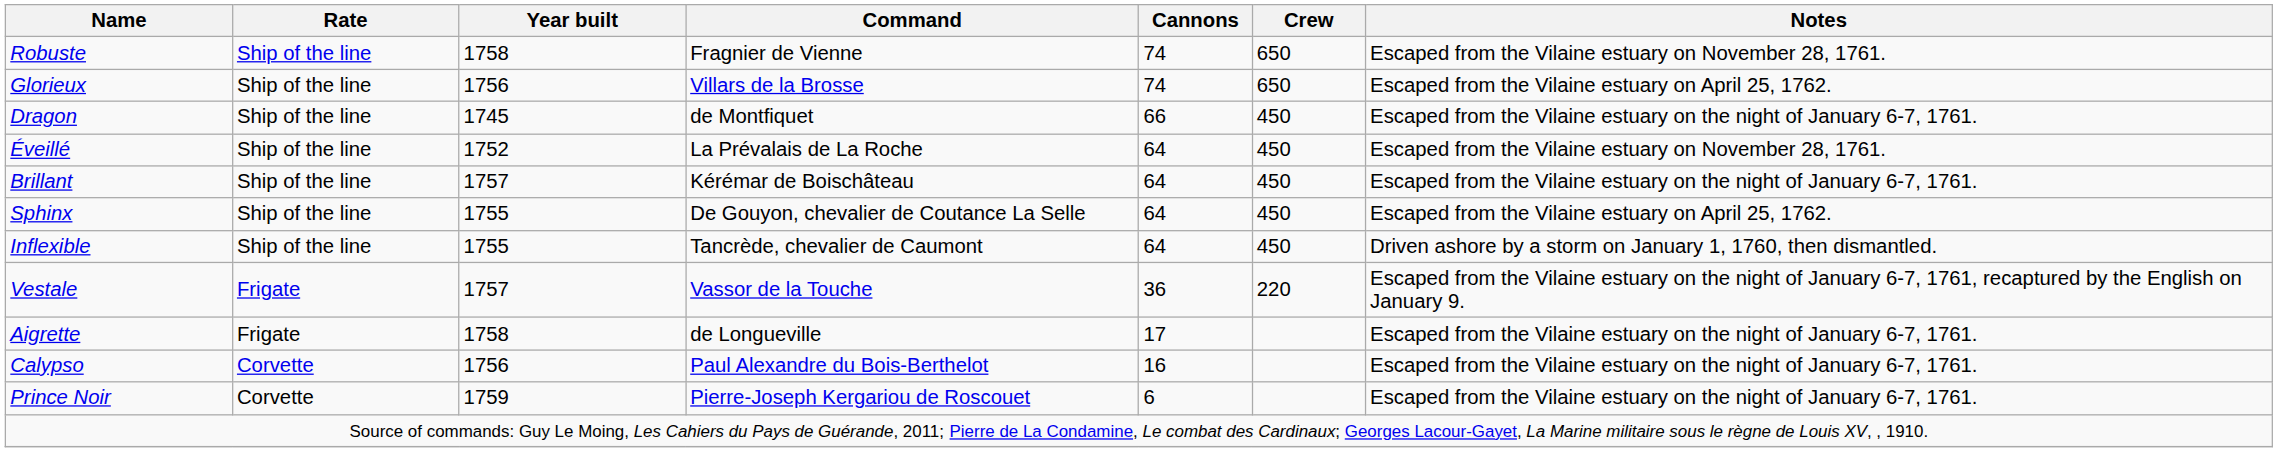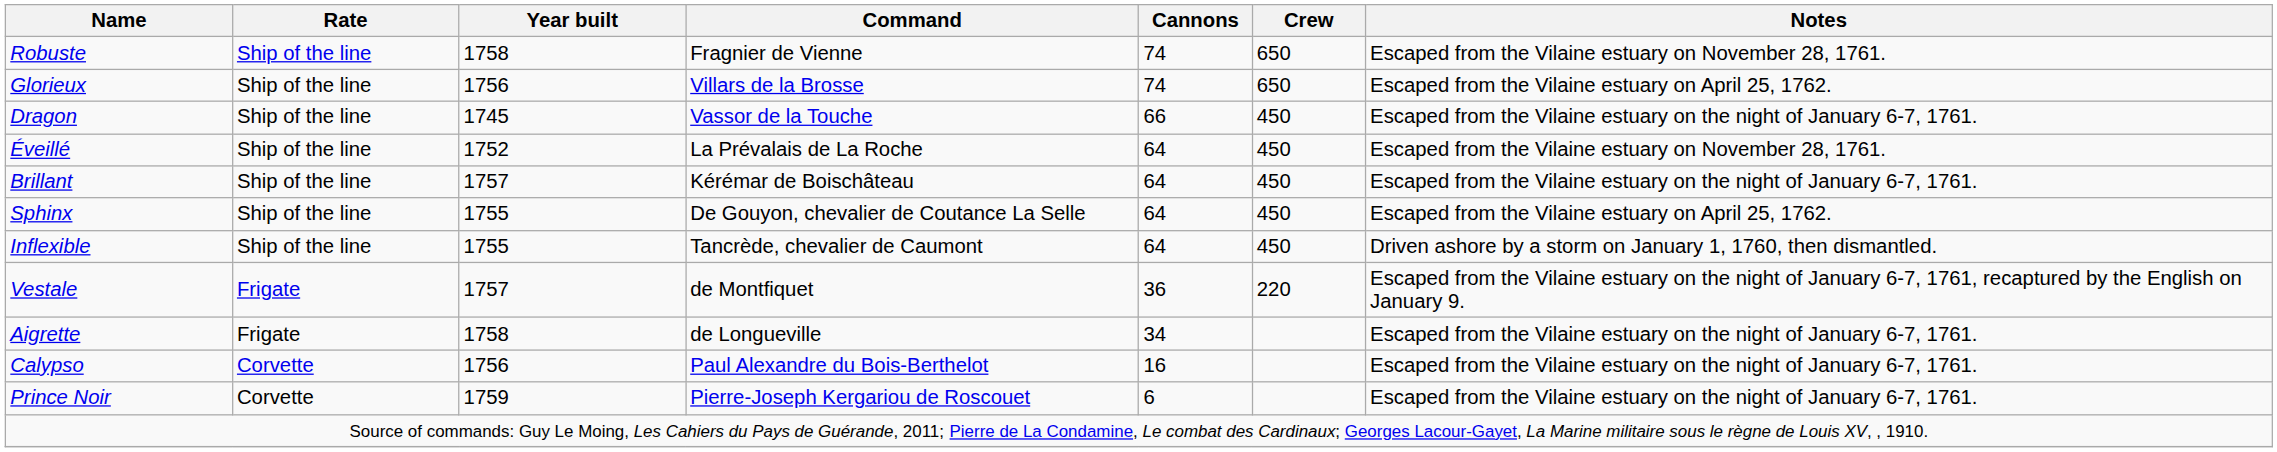(752, 117) de Montfiquet -> (781, 117) Vassor de la Touche
(781, 289) Vassor de la Touche -> (752, 289) de Montfiquet
(1155, 333) 17 -> (1155, 333) 34
